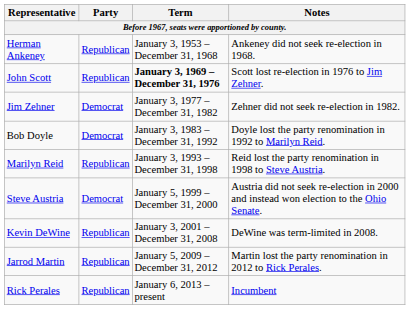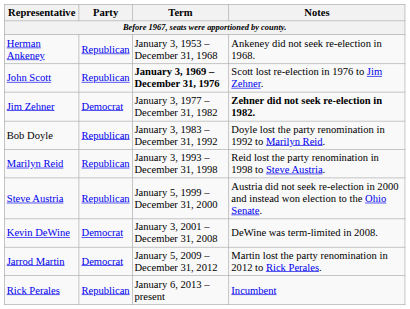(316, 106) normal -> (307, 106) bold
(102, 135) Democrat -> (106, 135) Republican
(102, 198) Democrat -> (106, 198) Republican
(106, 233) Republican -> (102, 233) Democrat
(106, 261) Republican -> (102, 261) Democrat
